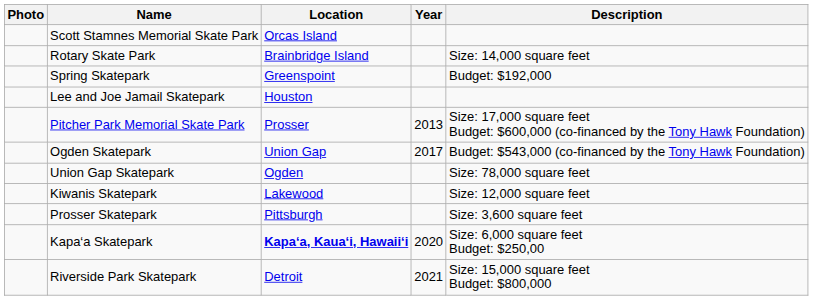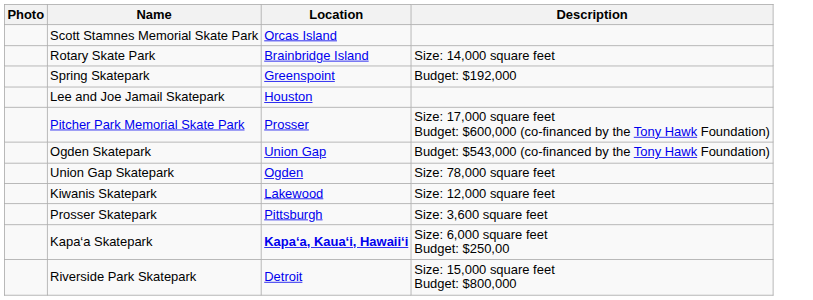- column: (429, 14)
